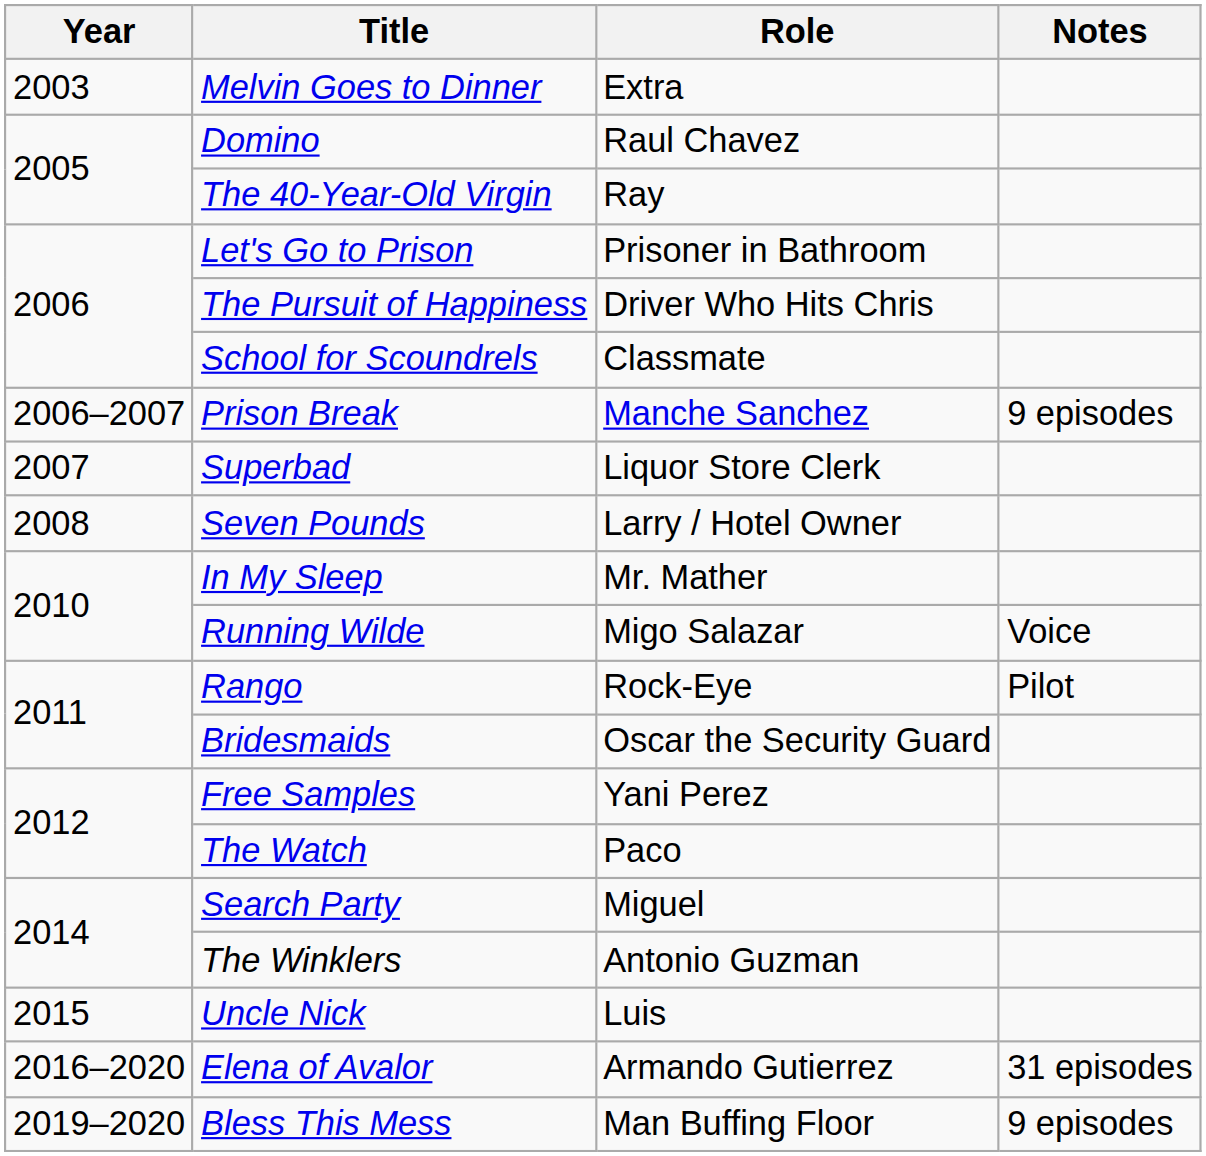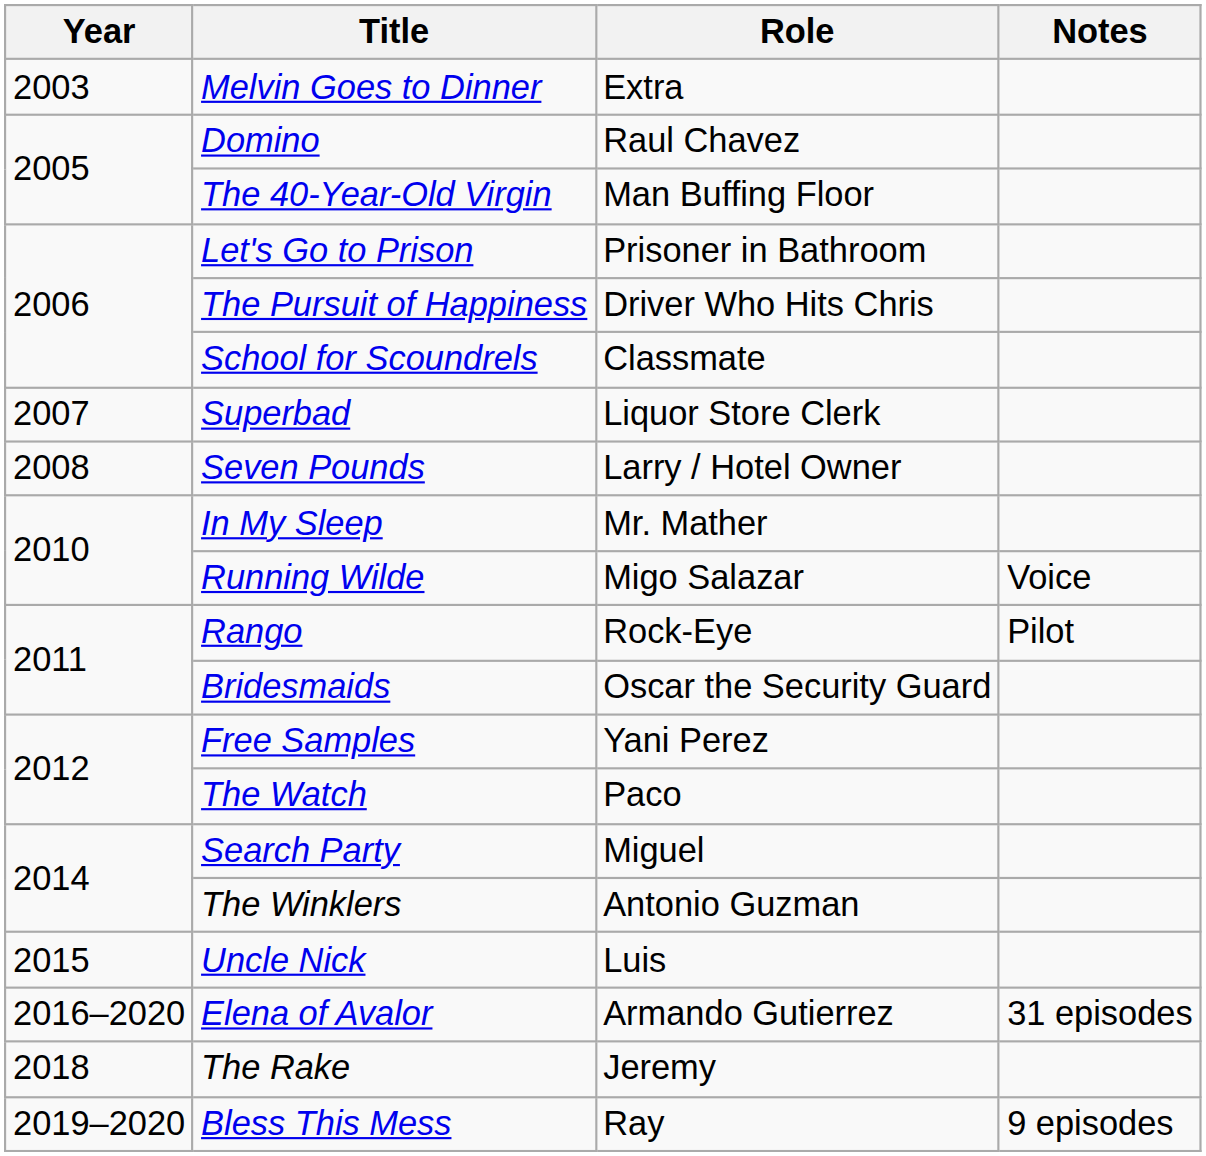(634, 195) Ray -> (739, 195) Man Buffing Floor
- row: (300, 413)
+ row: (276, 1068)
(739, 1122) Man Buffing Floor -> (634, 1122) Ray
